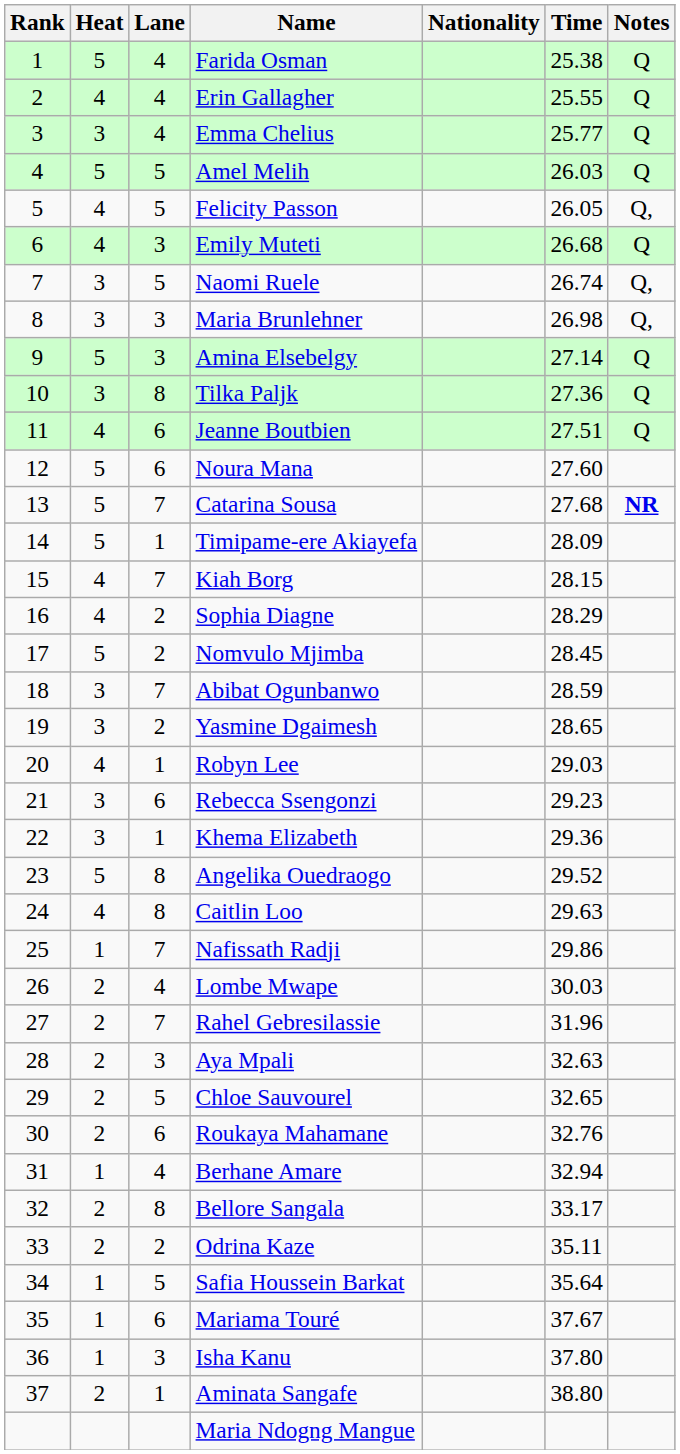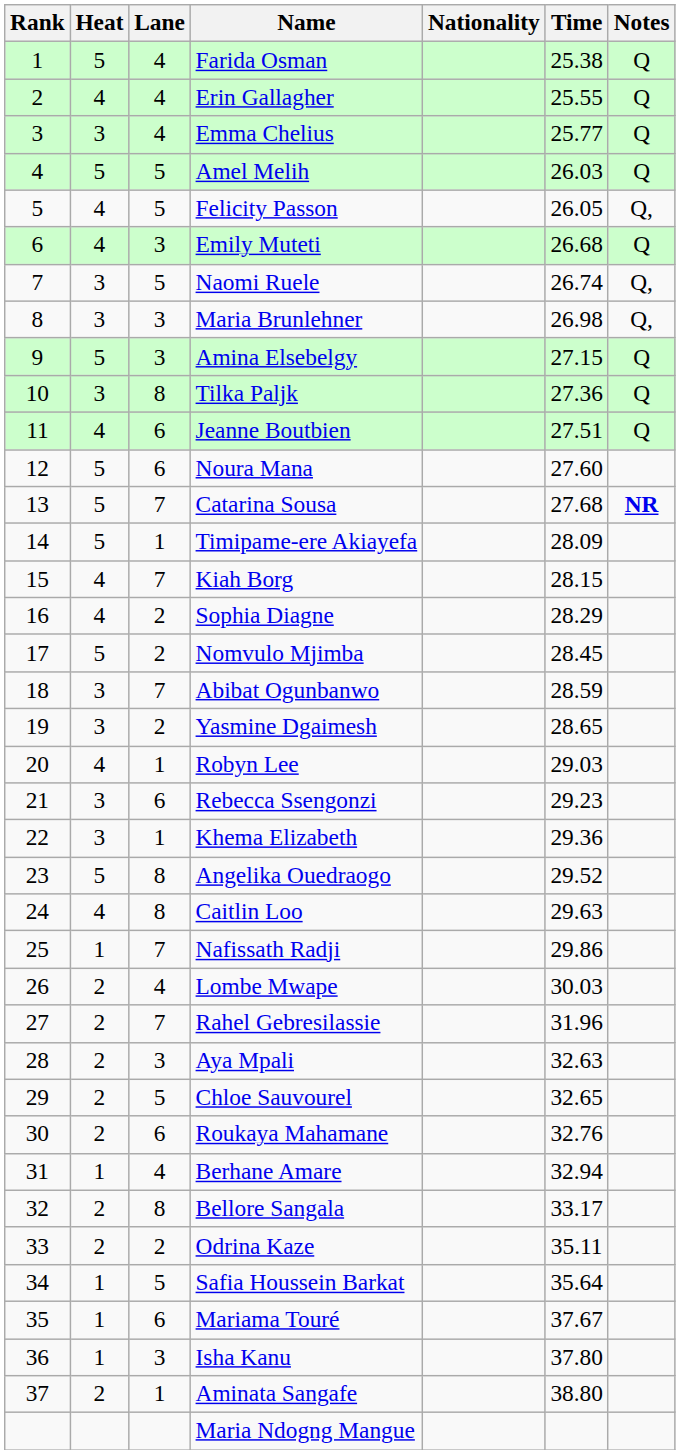(577, 356) 27.14 -> (577, 356) 27.15
